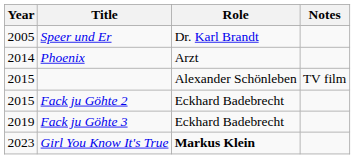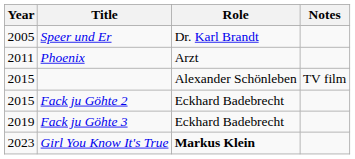(21, 57) 2014 -> (21, 57) 2011
